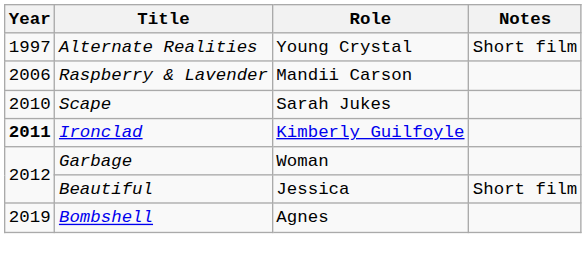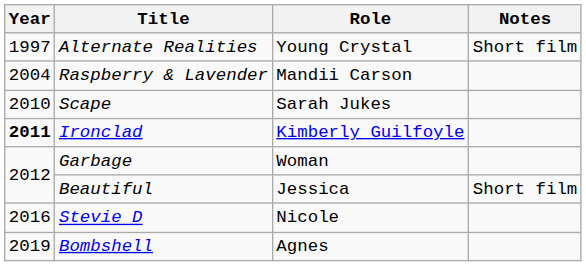(30, 76) 2006 -> (30, 76) 2004
+ row: (101, 218)
